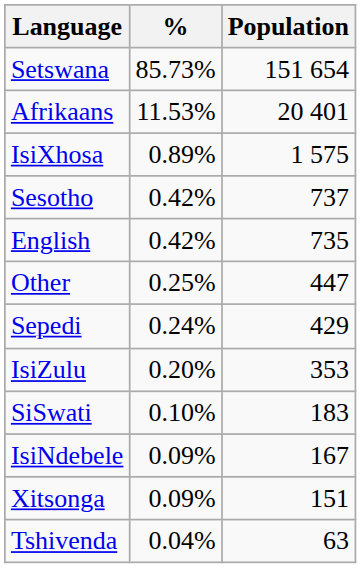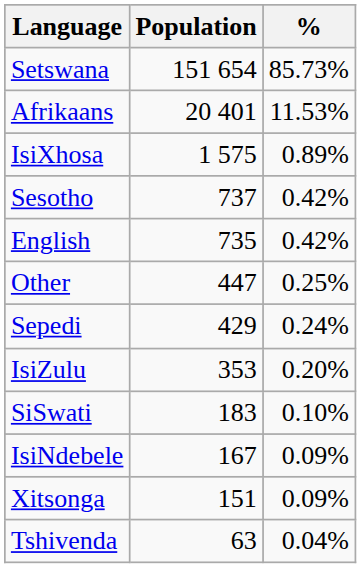columns swapped: (288, 26) <-> (176, 26)
